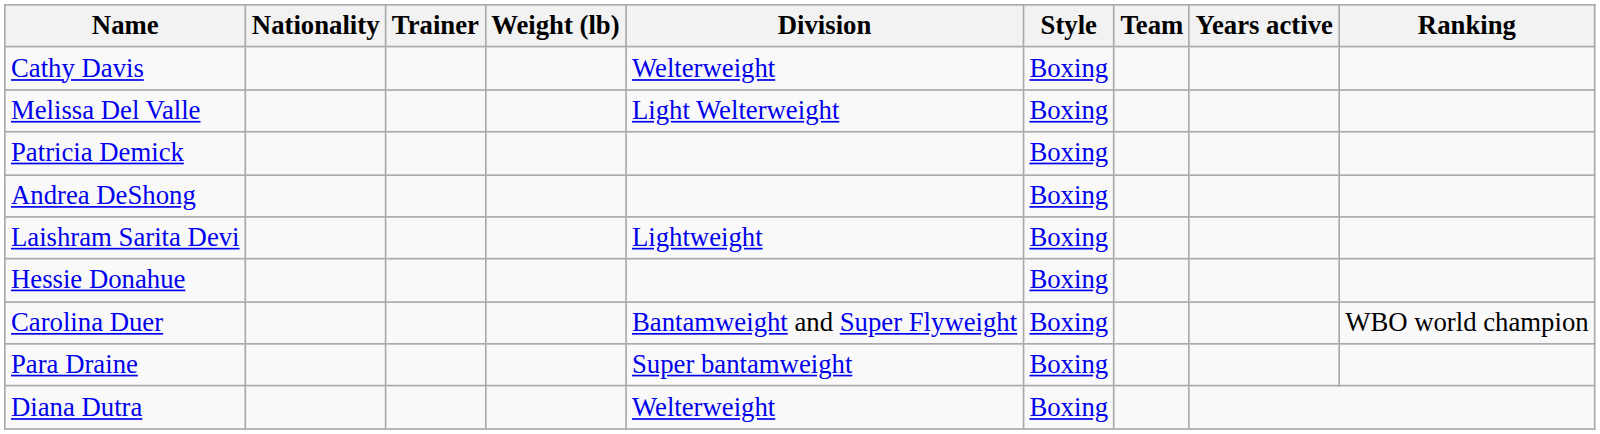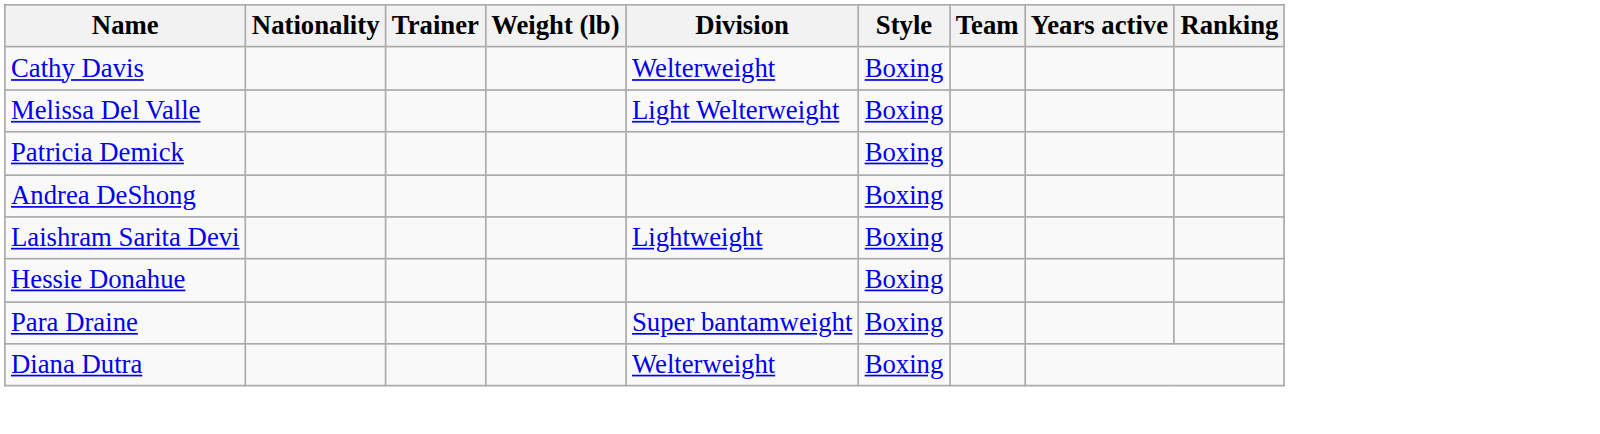- row: (87, 322)
